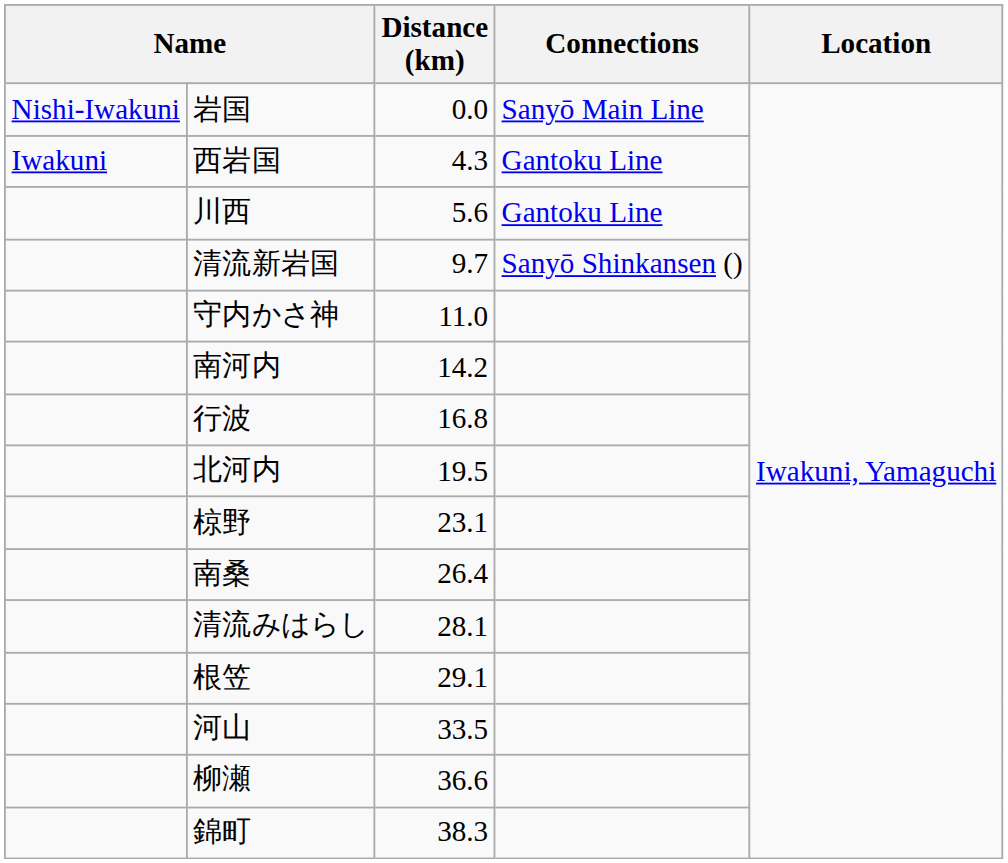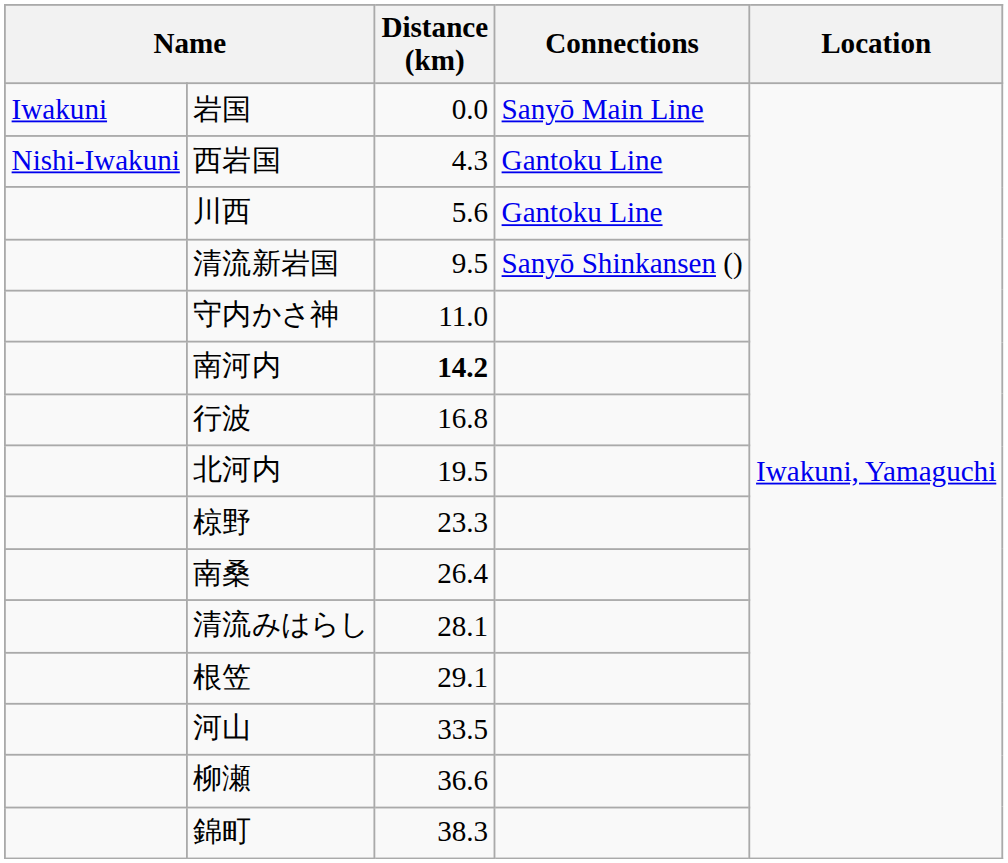(96, 109) Nishi-Iwakuni -> (59, 109) Iwakuni
(59, 160) Iwakuni -> (96, 160) Nishi-Iwakuni
(470, 264) 9.7 -> (470, 264) 9.5
(463, 367) normal -> (463, 367) bold
(463, 522) 23.1 -> (463, 522) 23.3
